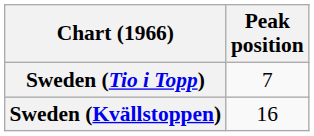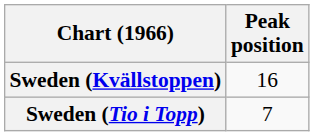rows swapped: (115, 113) <-> (115, 79)
